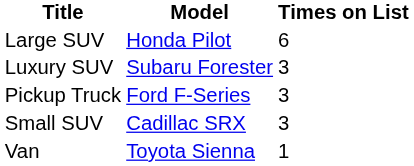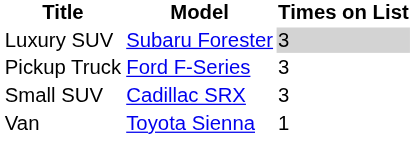- row: (55, 40)
(284, 67) no background -> (284, 40) lightgrey background
